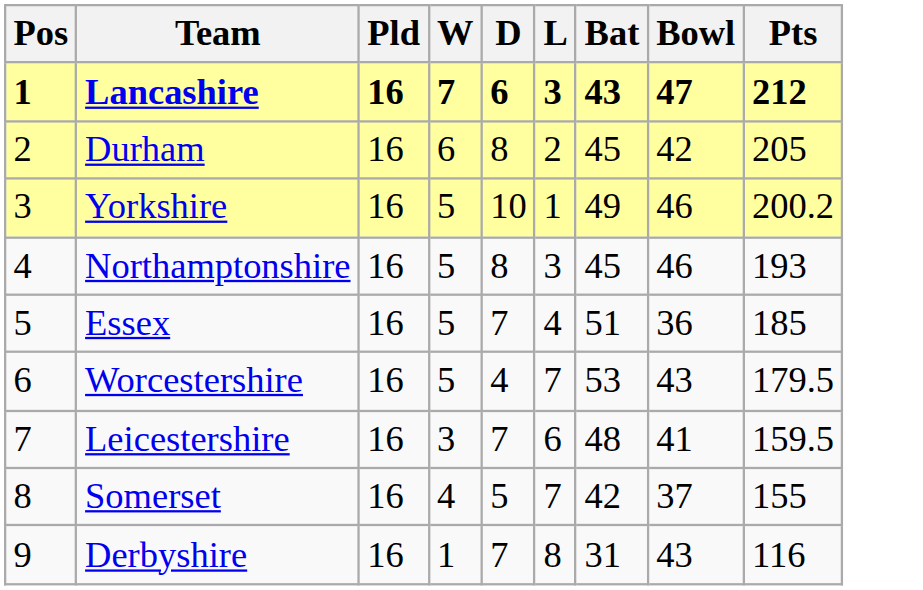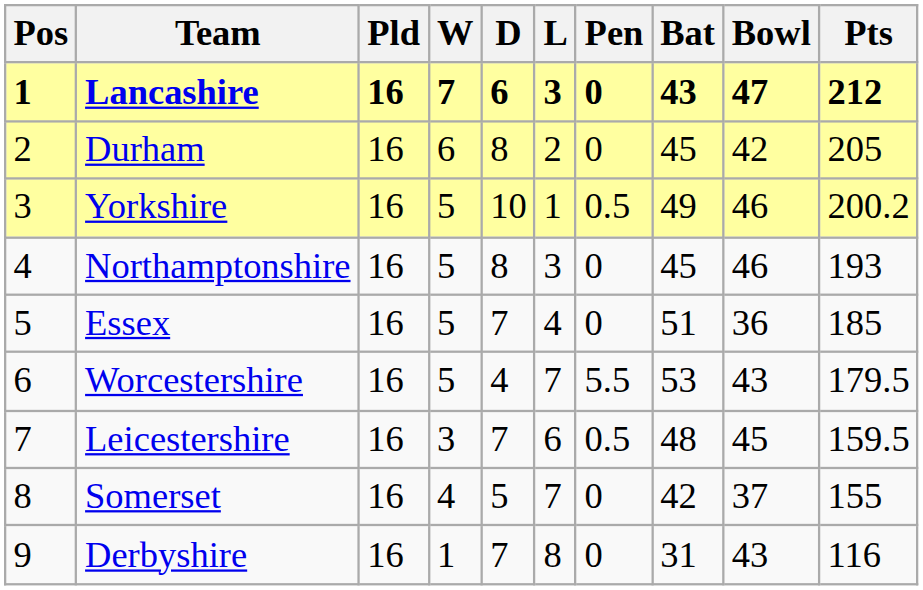+ column: (614, 33)
(674, 438) 41 -> (750, 438) 45
